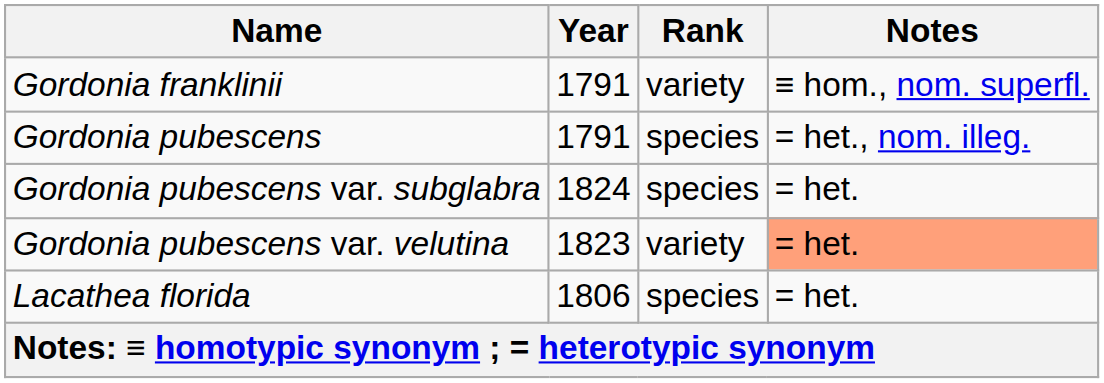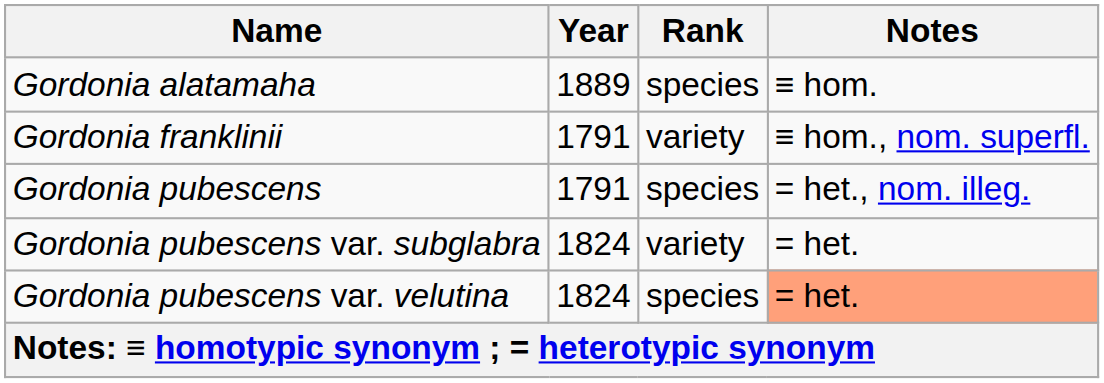+ row: (164, 84)
(703, 190) species -> (695, 243) variety
(593, 243) 1823 -> (593, 296) 1824
(695, 243) variety -> (703, 296) species
- row: (132, 296)
